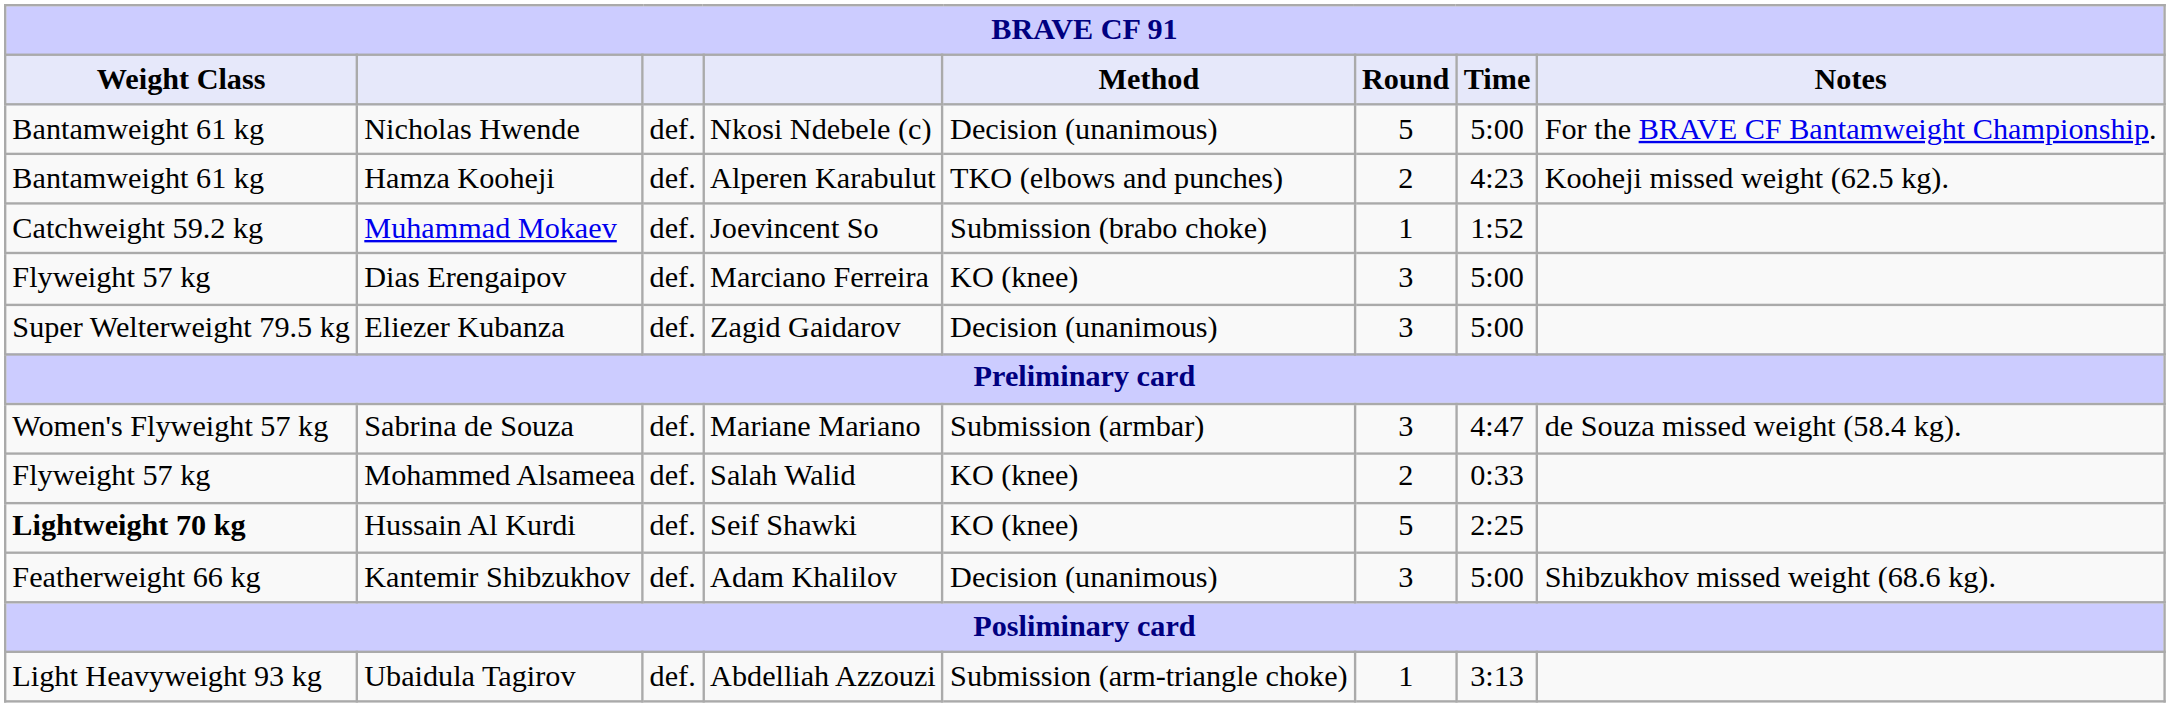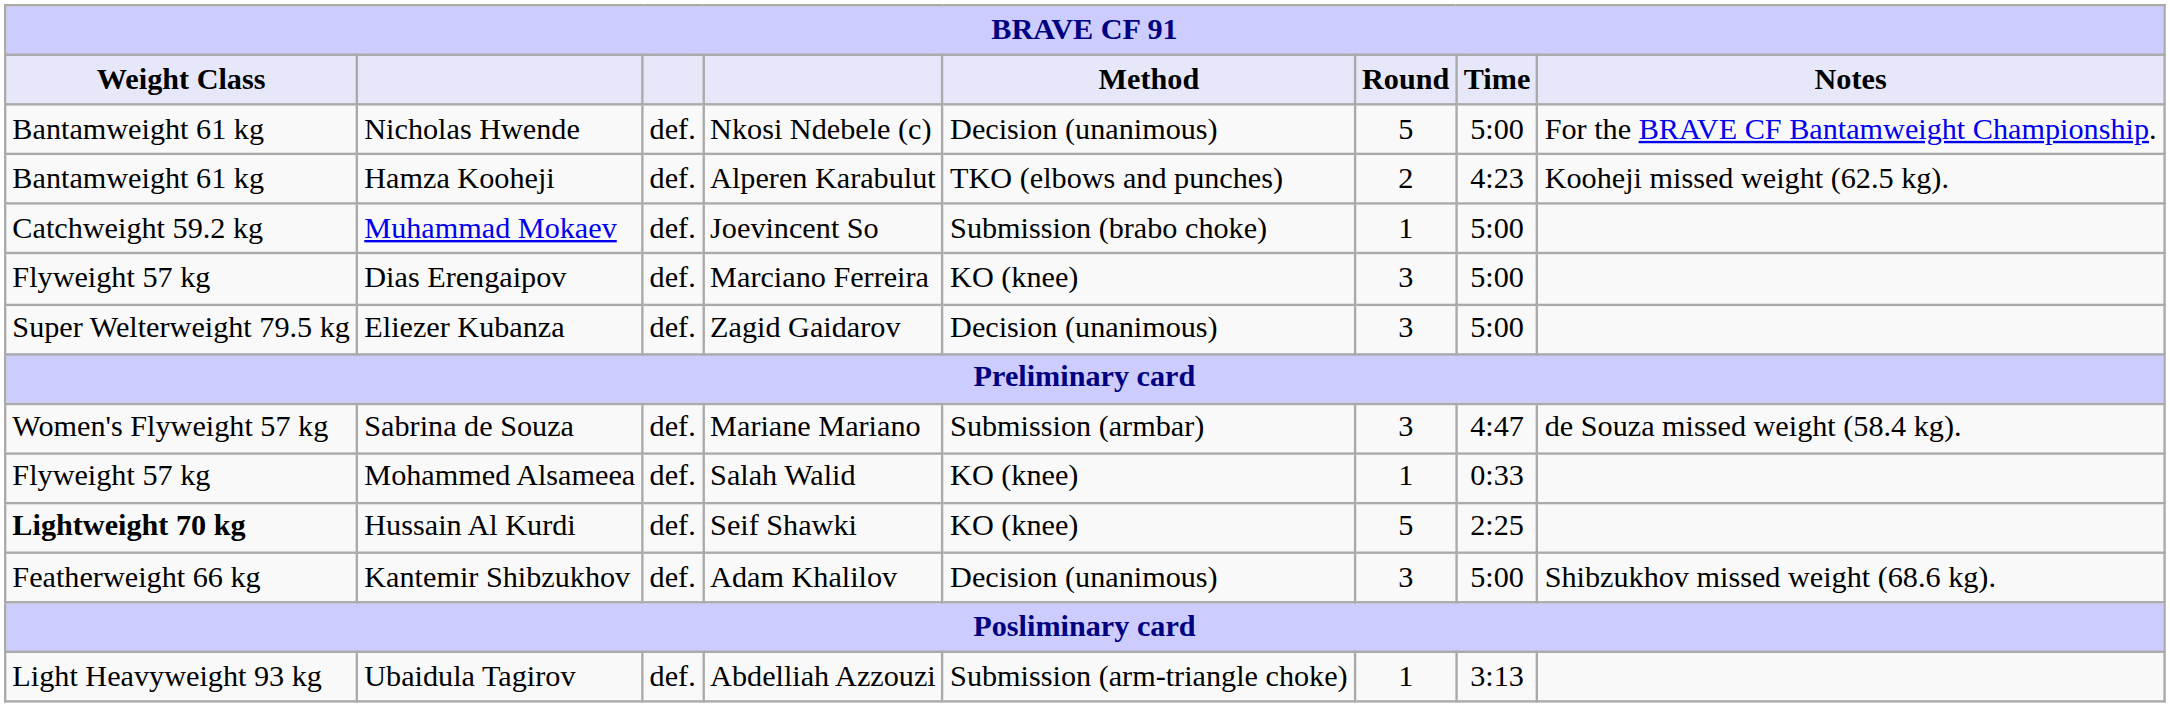(1497, 228) 1:52 -> (1497, 228) 5:00
(1406, 477) 2 -> (1406, 477) 1
